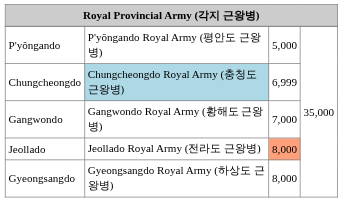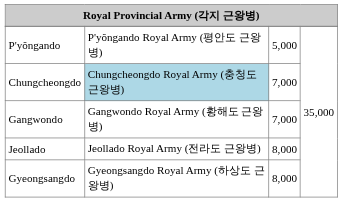(285, 82) 6,999 -> (285, 82) 7,000
(285, 149) lightsalmon background -> (285, 149) no background
